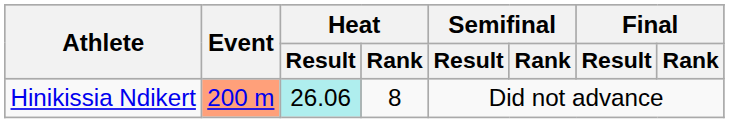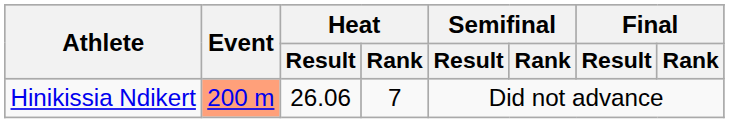(321, 99) paleturquoise background -> (321, 99) no background
(395, 99) 8 -> (395, 99) 7
